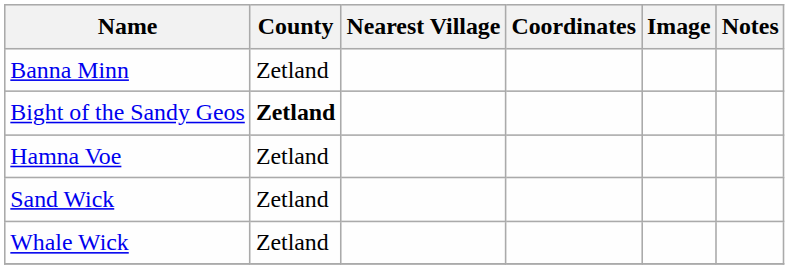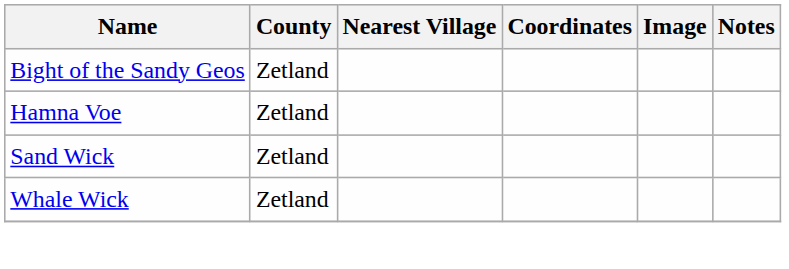- row: (70, 69)
(296, 112) bold -> (292, 69) normal
